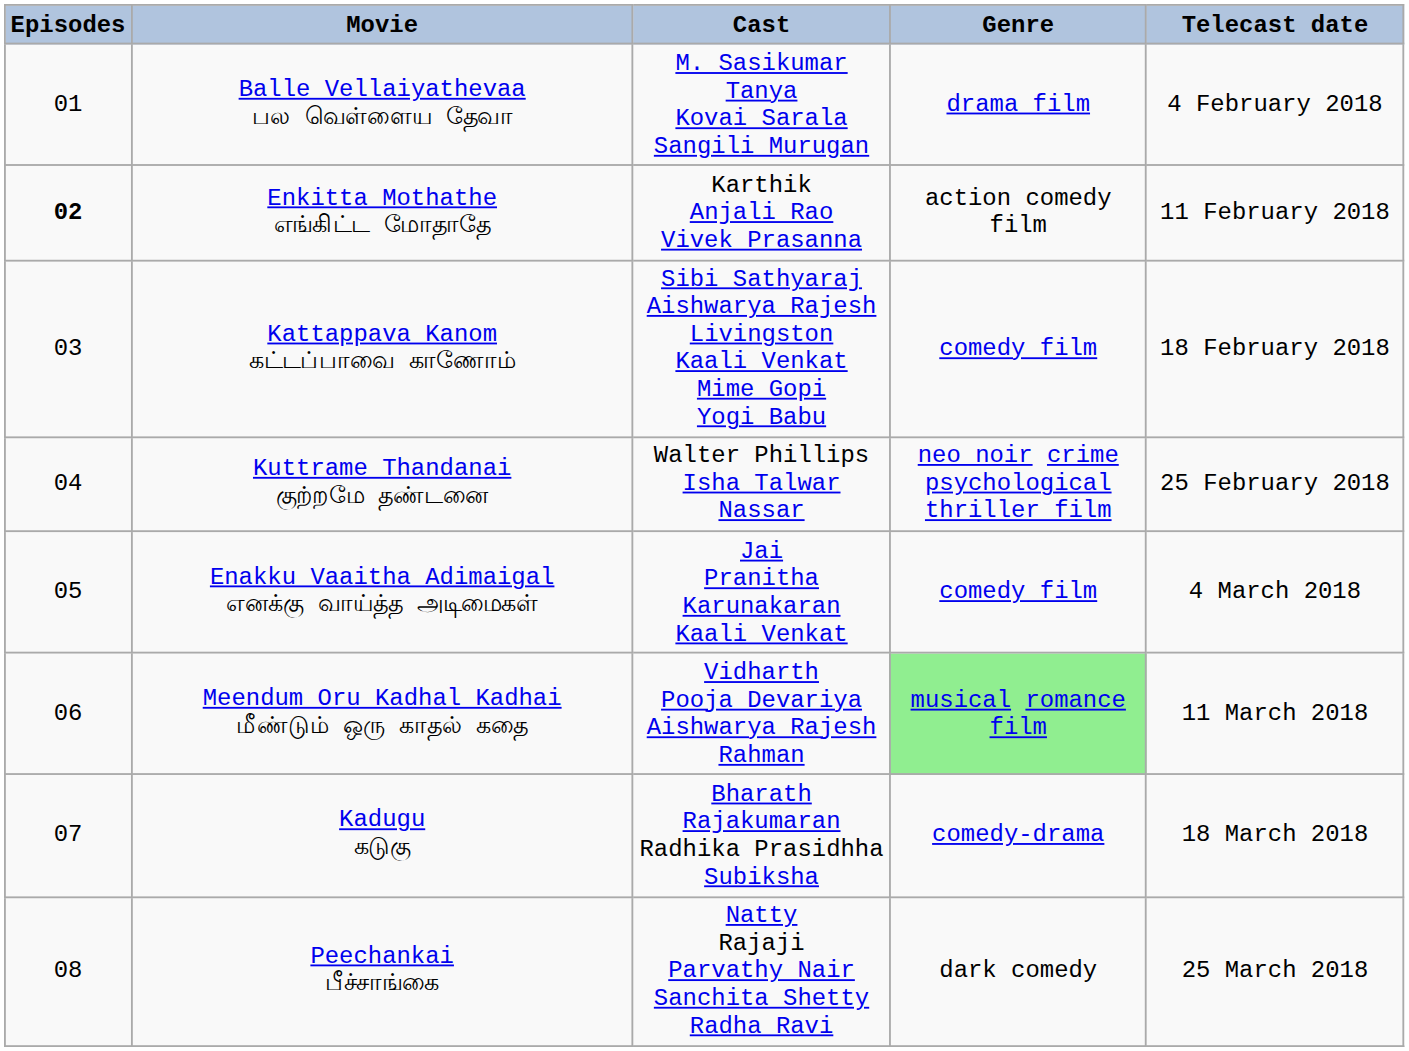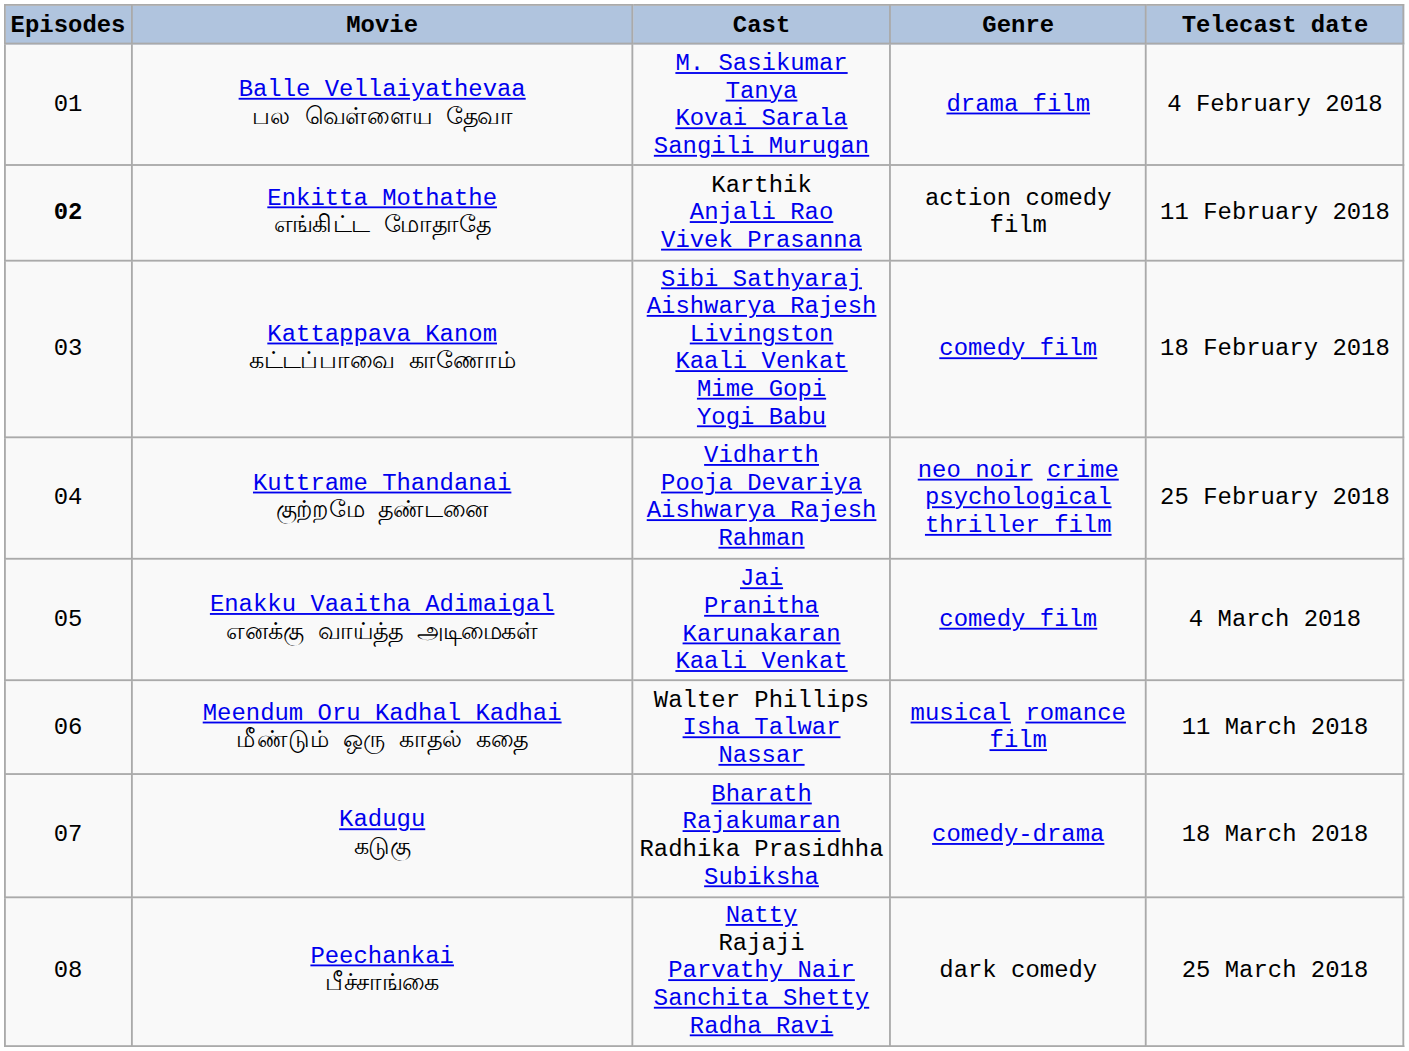(762, 484) Walter Phillips Isha Talwar Nassar -> (762, 498) Vidharth Pooja Devariya Aishwarya Rajesh Rahman
(762, 714) Vidharth Pooja Devariya Aishwarya Rajesh Rahman -> (762, 728) Walter Phillips Isha Talwar Nassar
(1018, 714) lightgreen background -> (1018, 728) no background
